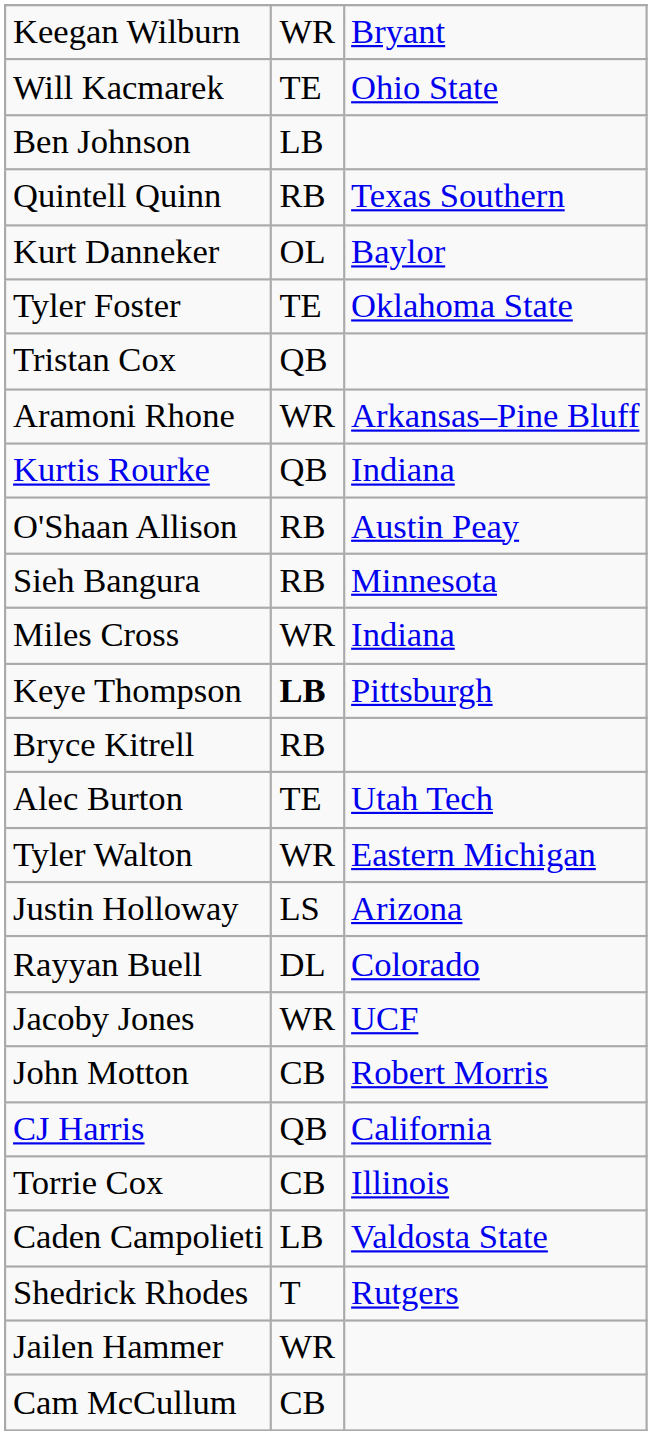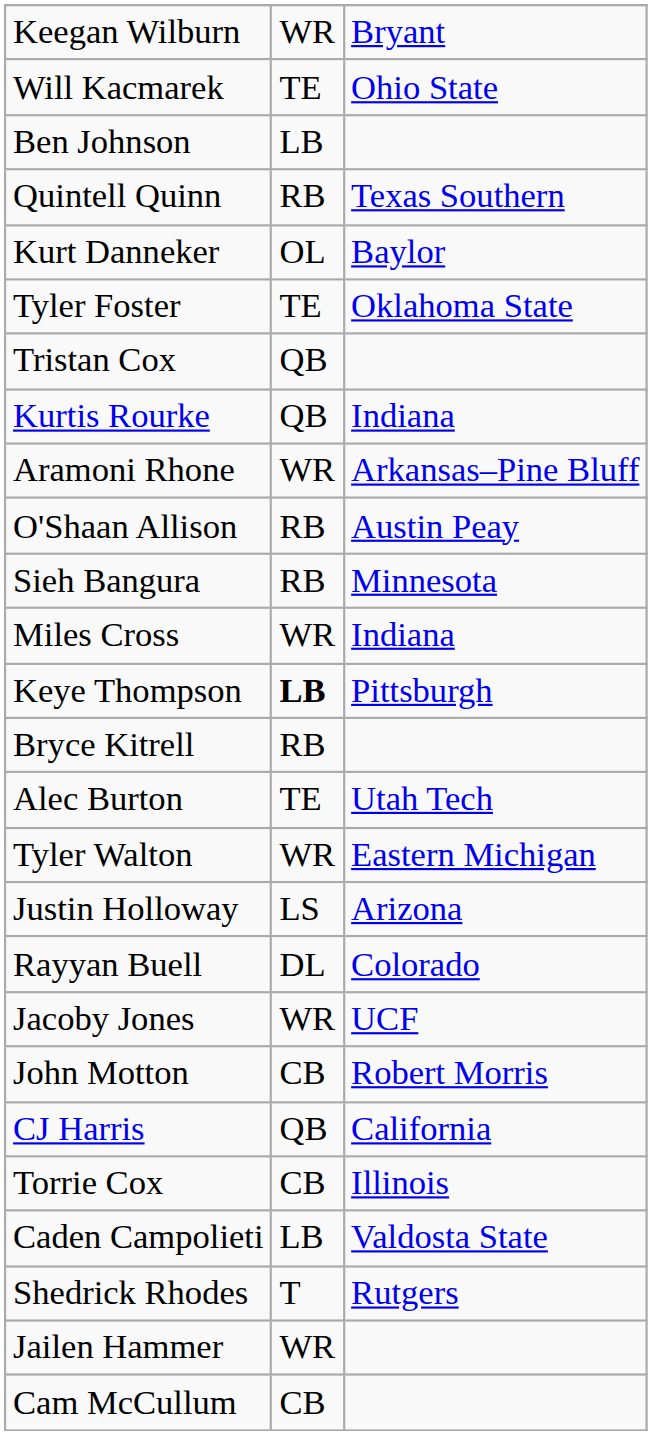rows swapped: (111, 470) <-> (124, 415)
